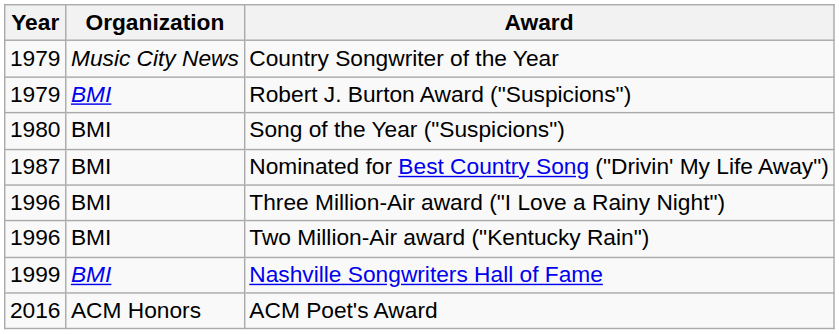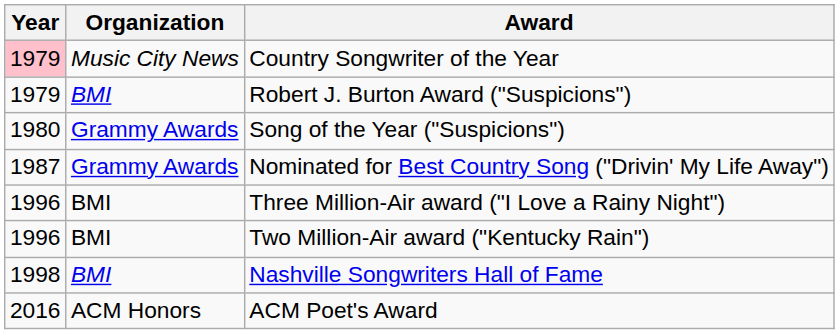(35, 58) no background -> (35, 58) pink background
(91, 130) BMI -> (155, 130) Grammy Awards
(91, 166) BMI -> (155, 166) Grammy Awards
(35, 274) 1999 -> (35, 274) 1998
